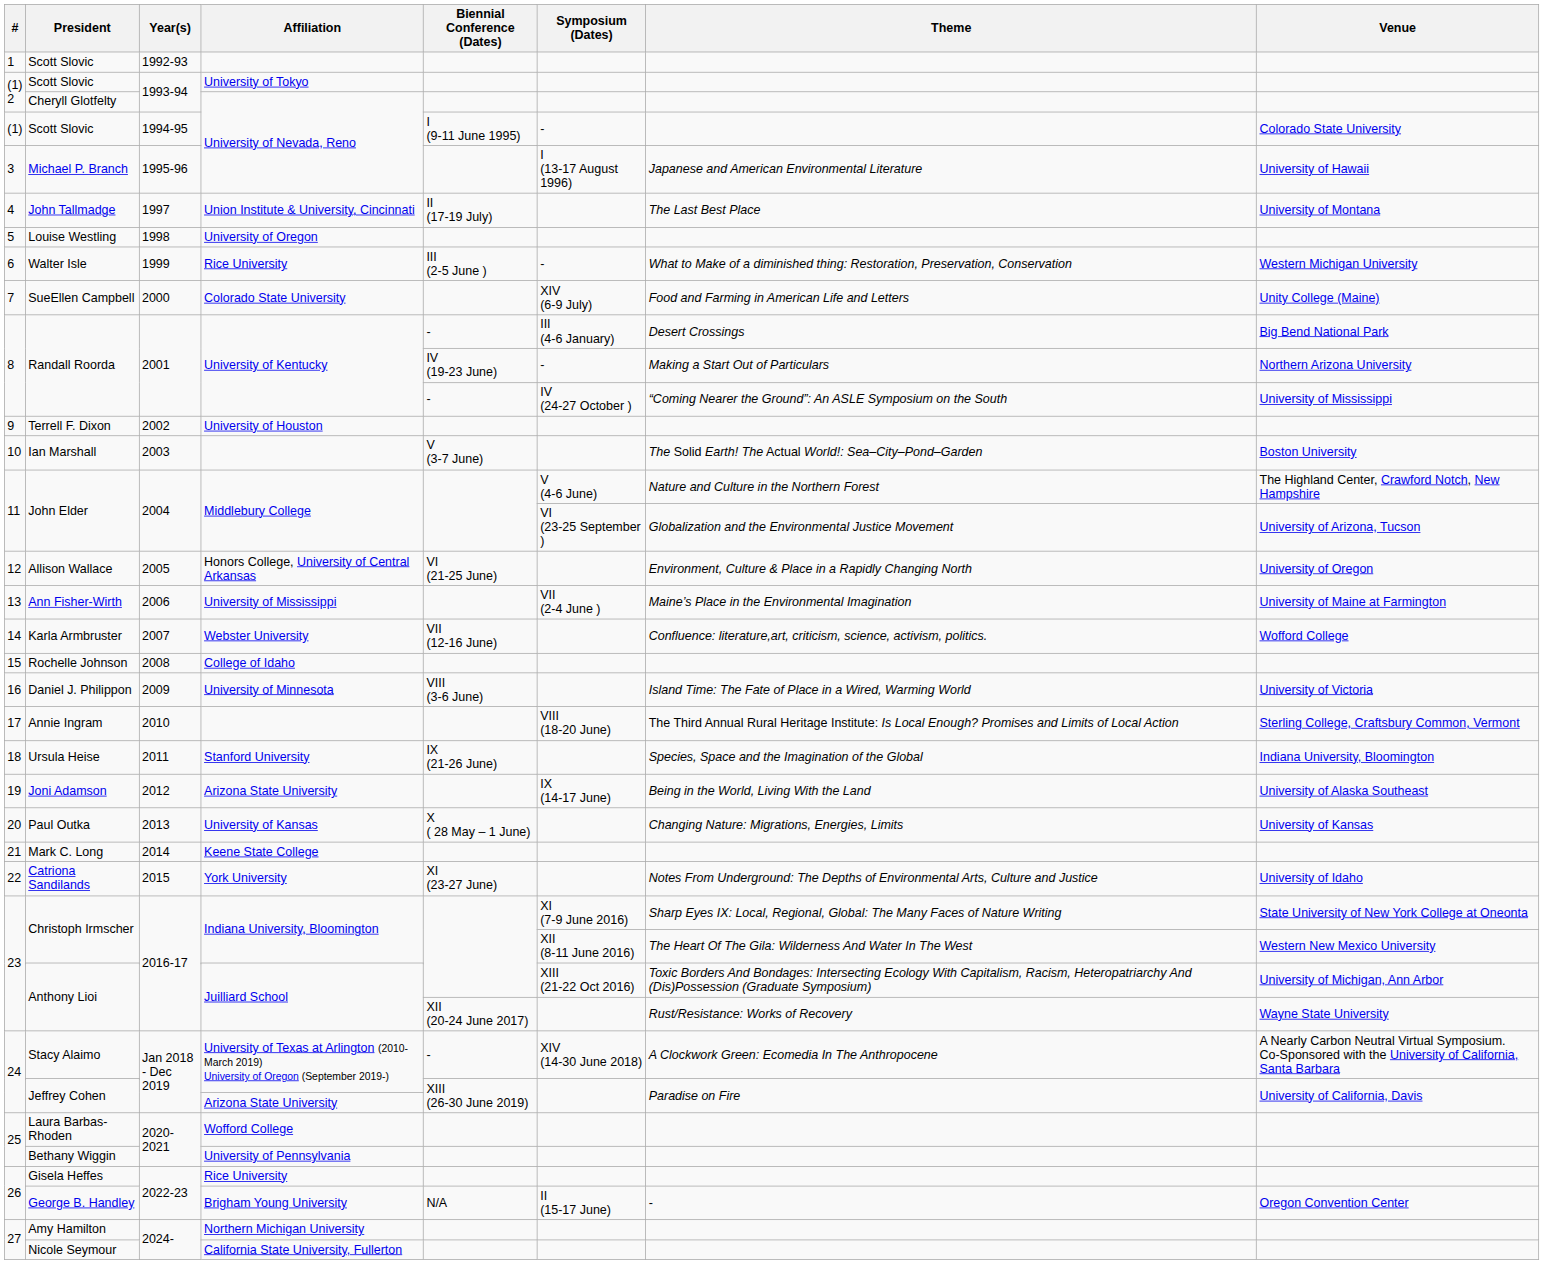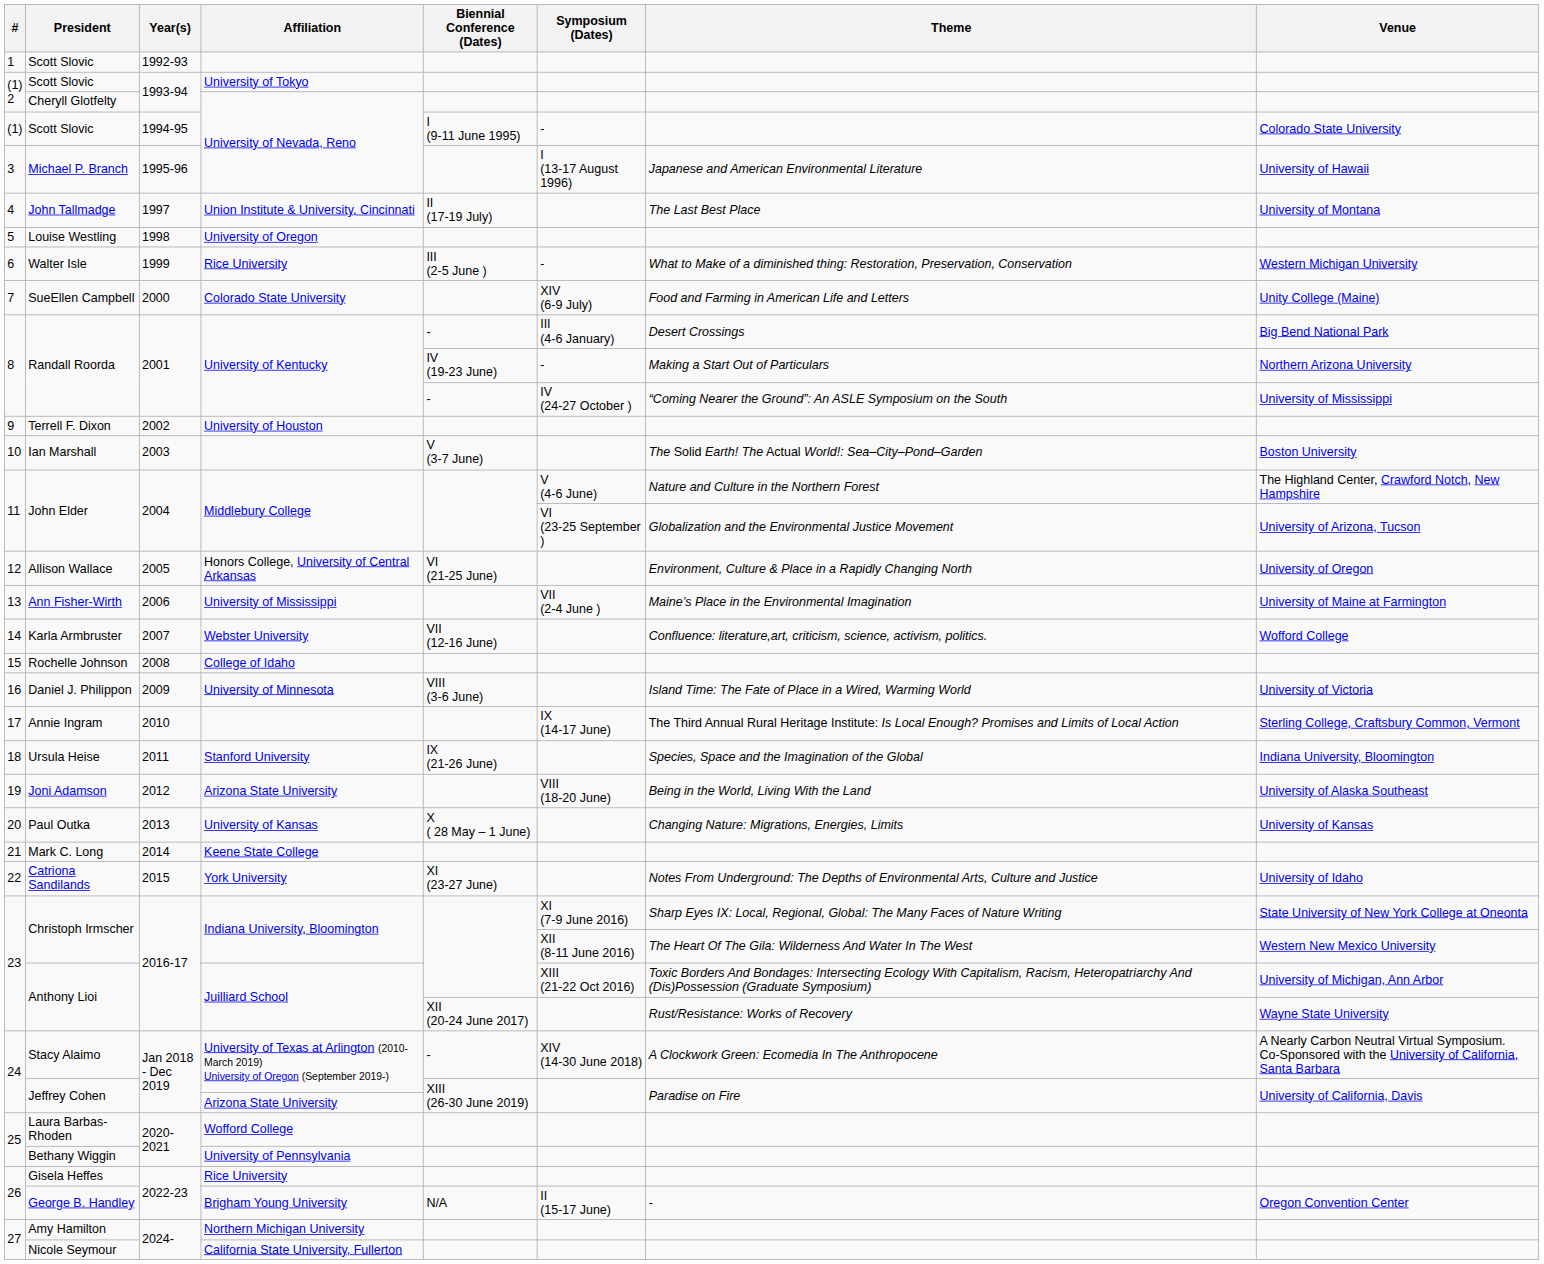(576, 723) VIII (18-20 June) -> (576, 723) IX (14-17 June)
(576, 791) IX (14-17 June) -> (576, 791) VIII (18-20 June)
